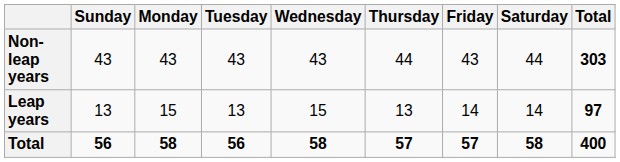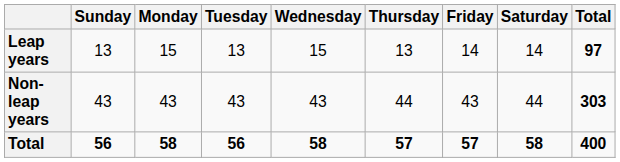rows swapped: (29, 59) <-> (29, 110)
